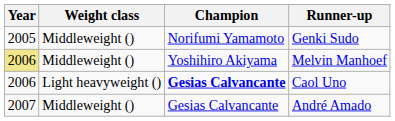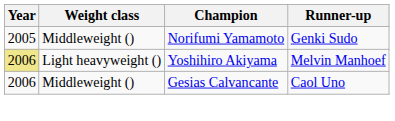(88, 60) Middleweight () -> (102, 60) Light heavyweight ()
(102, 82) Light heavyweight () -> (88, 82) Middleweight ()
(227, 82) bold -> (223, 82) normal
- row: (332, 104)
